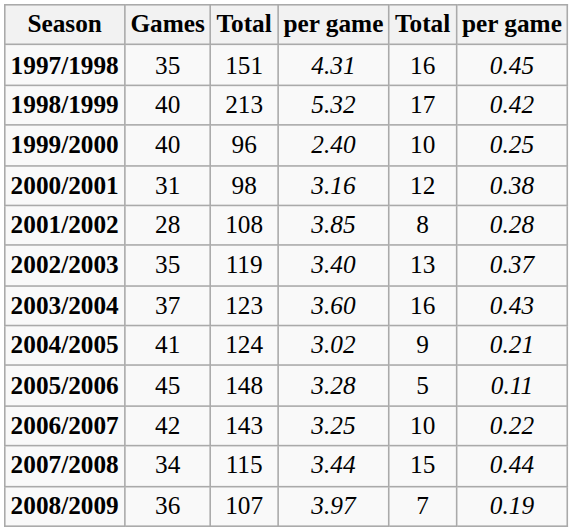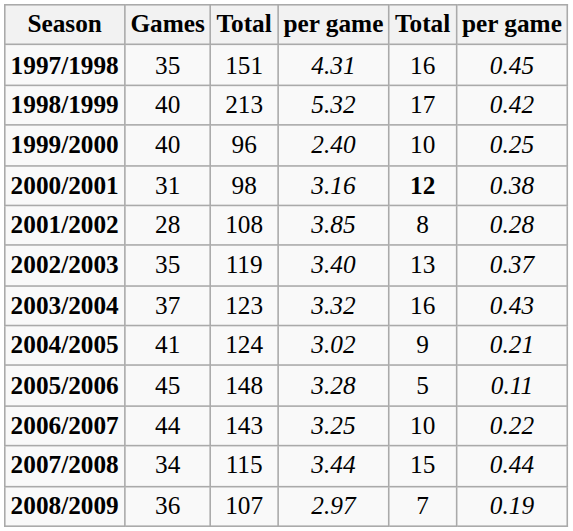(423, 184) normal -> (423, 184) bold
(333, 305) 3.60 -> (333, 305) 3.32
(168, 425) 42 -> (168, 425) 44
(333, 505) 3.97 -> (333, 505) 2.97
